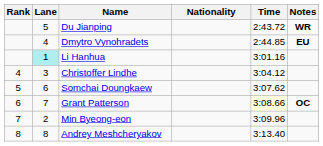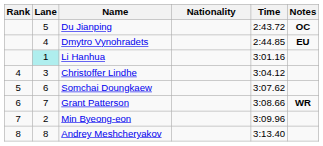(303, 27) WR -> (303, 27) OC
(269, 103) lightyellow background -> (269, 103) no background
(303, 103) OC -> (303, 103) WR
